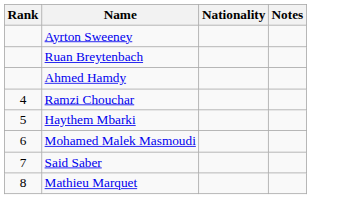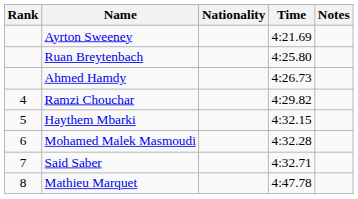+ column: (292, 15)
